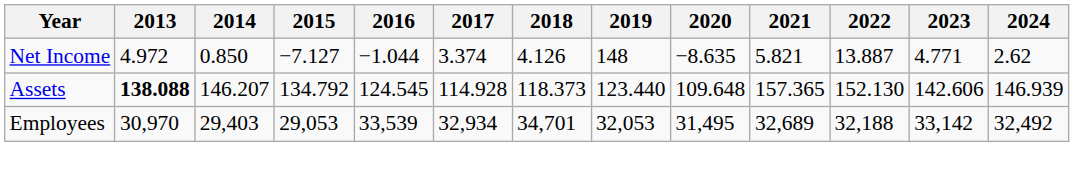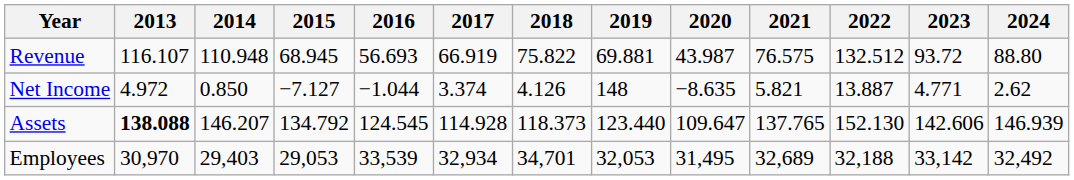+ row: (47, 55)
(710, 89) 109.648 -> (710, 123) 109.647
(790, 89) 157.365 -> (790, 123) 137.765
